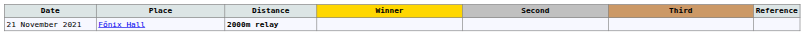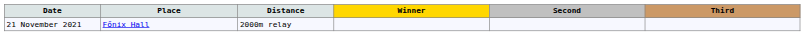- column: (777, 11)
(253, 24) bold -> (266, 24) normal
